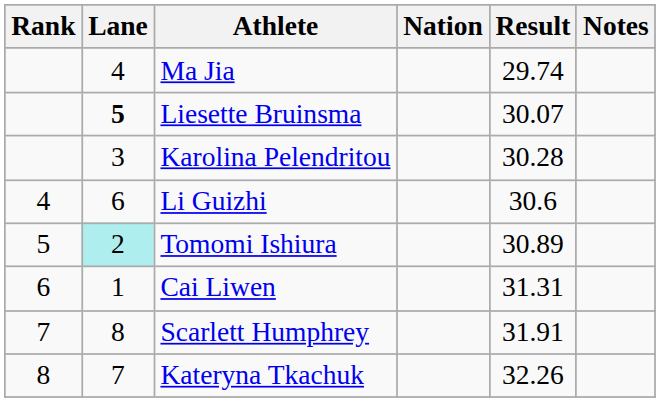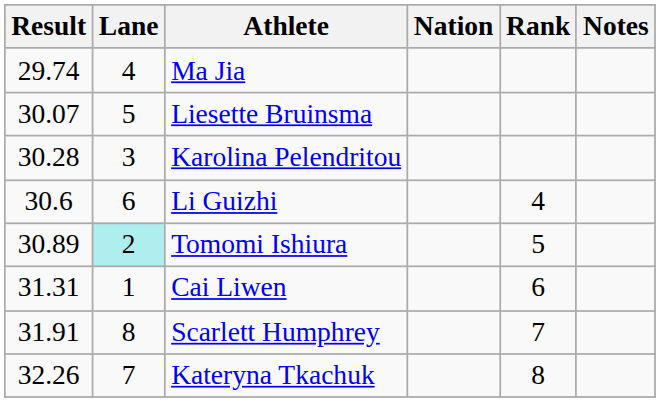columns swapped: (43, 26) <-> (533, 26)
(118, 113) bold -> (129, 113) normal
